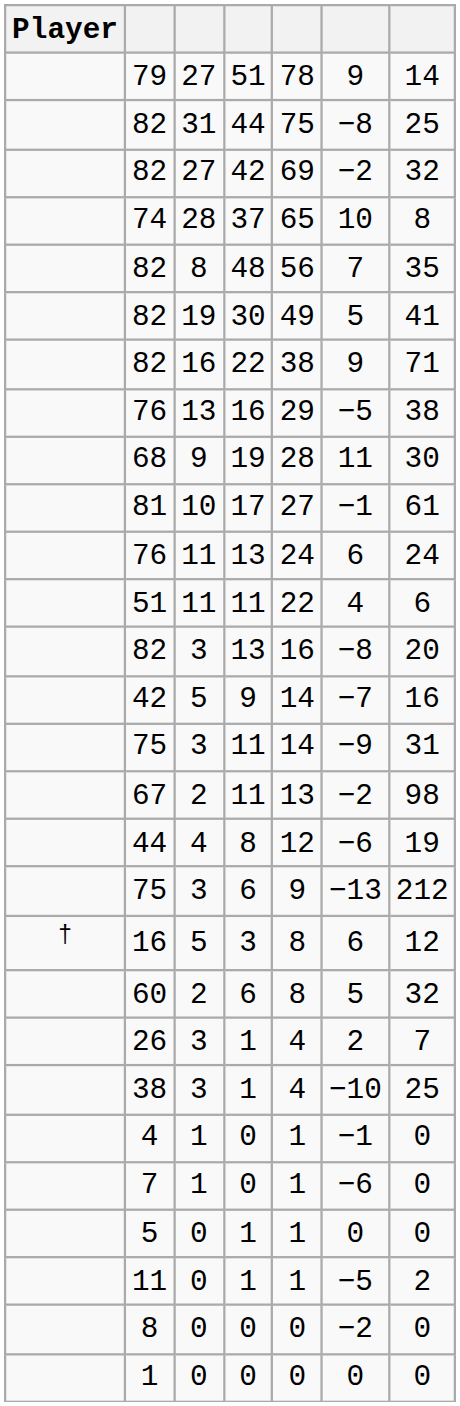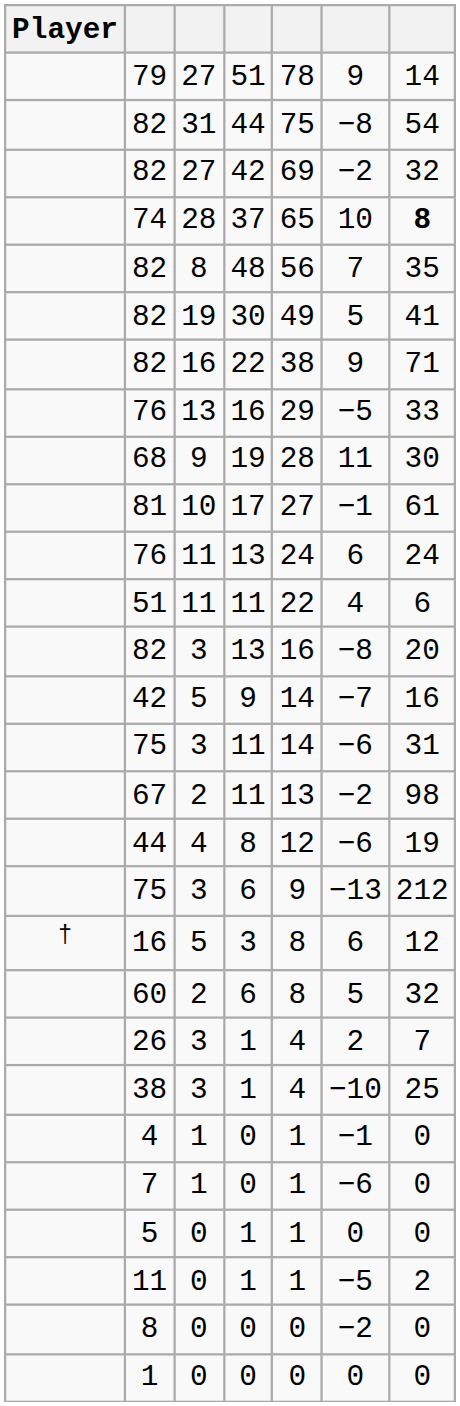(422, 125) 25 -> (422, 125) 54
(422, 221) normal -> (422, 221) bold
(422, 412) 38 -> (422, 412) 33
(355, 747) −9 -> (355, 747) −6
